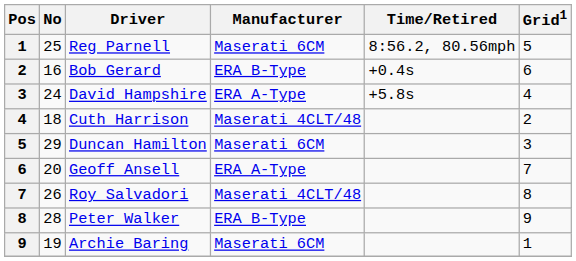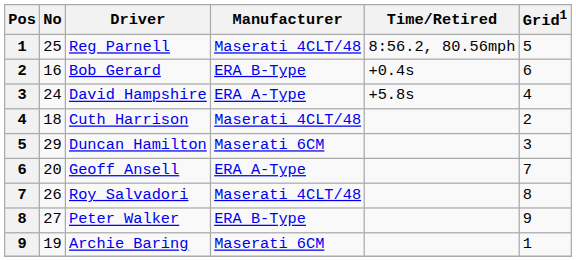(269, 47) Maserati 6CM -> (288, 47) Maserati 4CLT/48
(52, 220) 28 -> (52, 220) 27
